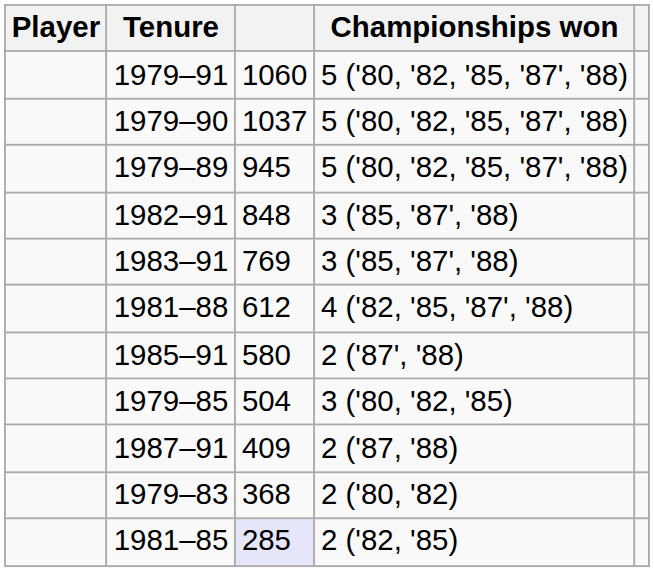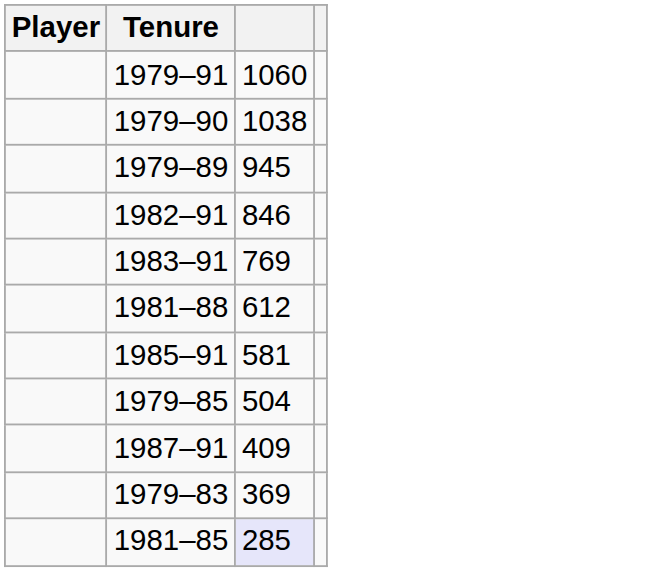- column: (474, 27)
(275, 121) 1037 -> (275, 121) 1038
(266, 214) 848 -> (266, 214) 846
(266, 354) 580 -> (266, 354) 581
(266, 494) 368 -> (266, 494) 369
